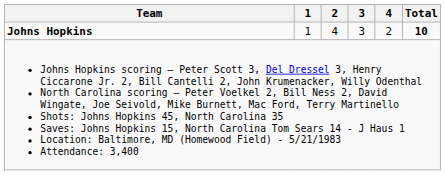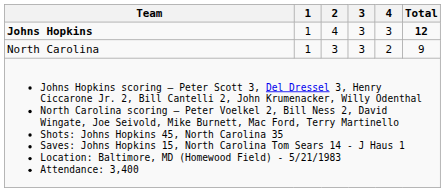(389, 31) 2 -> (389, 31) 3
(421, 31) 10 -> (421, 31) 12
+ row: (53, 49)
